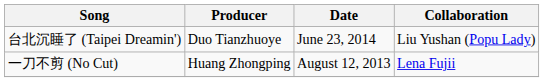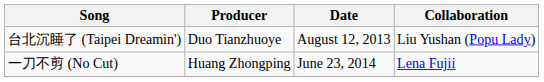(336, 39) June 23, 2014 -> (344, 39) August 12, 2013
(344, 64) August 12, 2013 -> (336, 64) June 23, 2014
